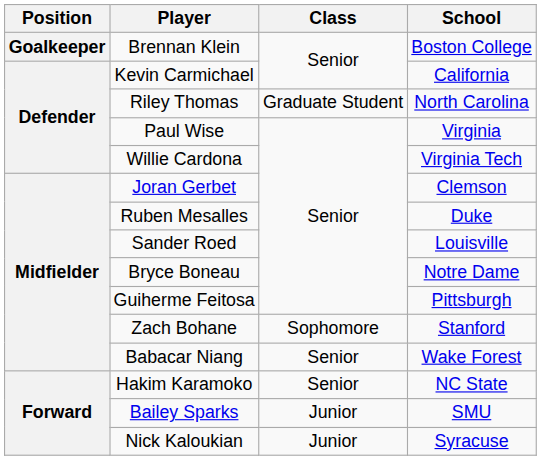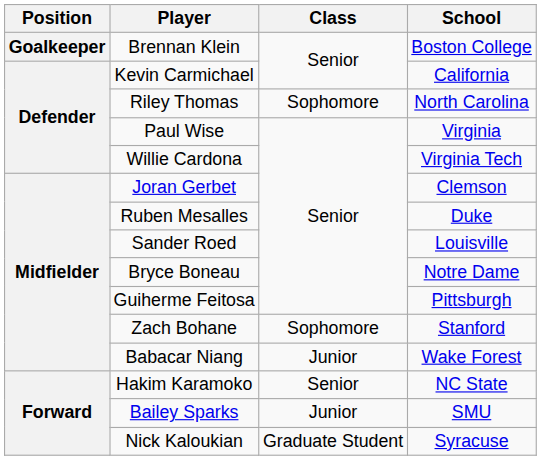(333, 103) Graduate Student -> (333, 103) Sophomore
(333, 356) Senior -> (333, 356) Junior
(333, 441) Junior -> (333, 441) Graduate Student
